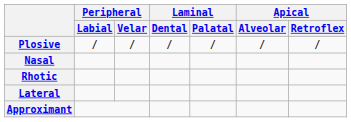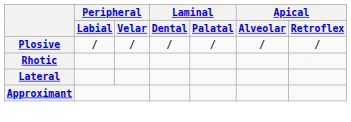- row: (39, 61)
